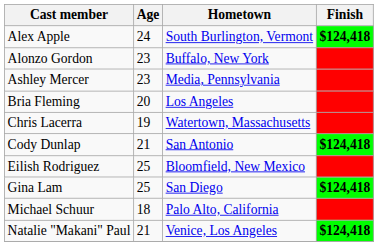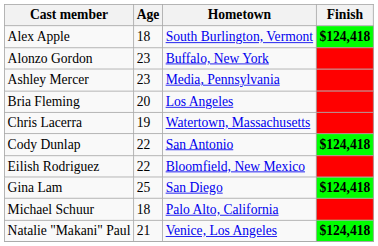(144, 36) 24 -> (144, 36) 18
(144, 144) 21 -> (144, 144) 22
(144, 166) 25 -> (144, 166) 22
